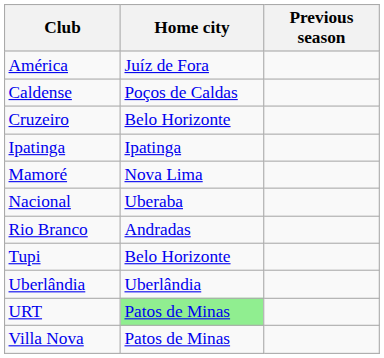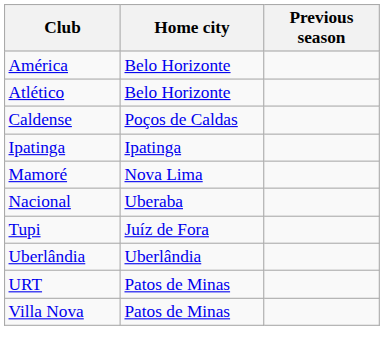(167, 65) Juíz de Fora -> (178, 65) Belo Horizonte
+ row: (36, 92)
- row: (39, 119)
- row: (48, 229)
(178, 256) Belo Horizonte -> (167, 229) Juíz de Fora
(177, 311) lightgreen background -> (177, 284) no background
